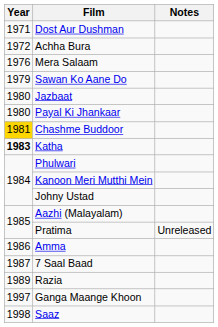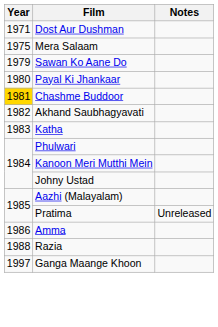- row: (63, 46)
(19, 63) 1976 -> (19, 46) 1975
- row: (54, 96)
+ row: (89, 113)
(19, 146) bold -> (19, 130) normal
- row: (64, 264)
(19, 280) 1989 -> (19, 247) 1988
- row: (47, 314)
